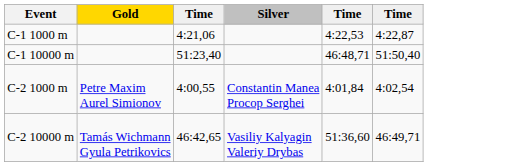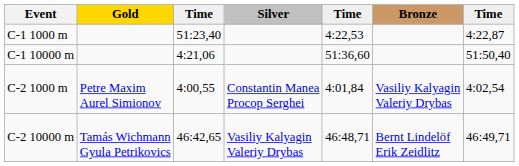+ column: (418, 14)
(196, 34) 4:21,06 -> (199, 34) 51:23,40
(199, 54) 51:23,40 -> (196, 54) 4:21,06
(347, 54) 46:48,71 -> (347, 54) 51:36,60
(347, 137) 51:36,60 -> (347, 137) 46:48,71
